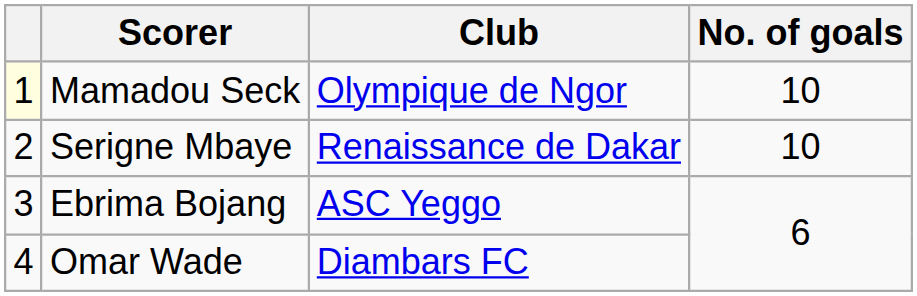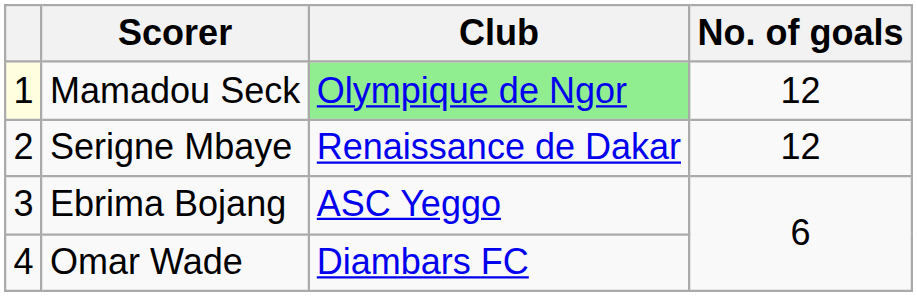(472, 90) no background -> (472, 90) lightgreen background
(801, 90) 10 -> (801, 90) 12
(801, 147) 10 -> (801, 147) 12
